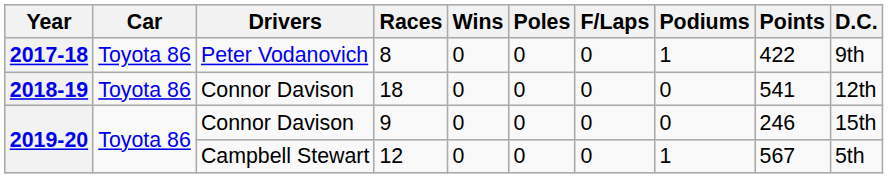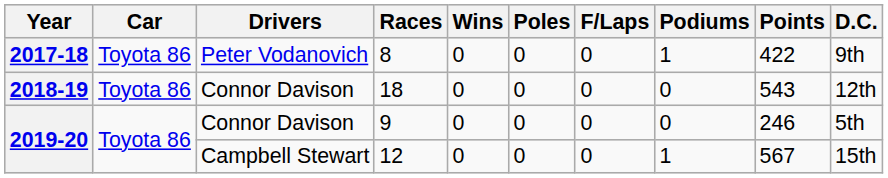(777, 89) 541 -> (777, 89) 543
(856, 122) 15th -> (850, 122) 5th
(850, 156) 5th -> (856, 156) 15th
